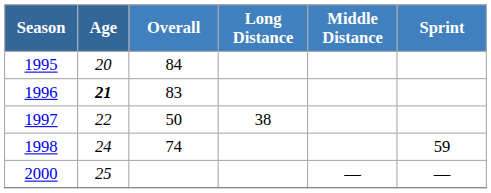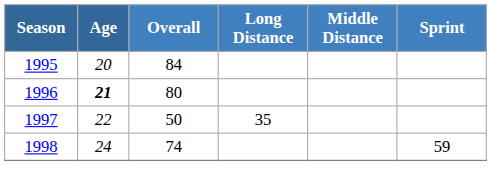(174, 92) 83 -> (174, 92) 80
(263, 119) 38 -> (263, 119) 35
- row: (41, 174)
